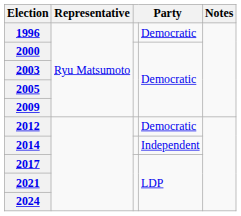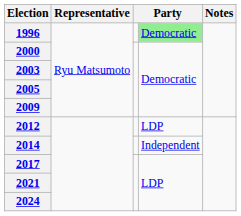(169, 32) no background -> (169, 32) lightgreen background
(169, 126) Democratic -> (152, 126) LDP
